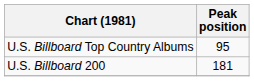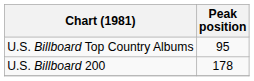(223, 66) 181 -> (223, 66) 178
